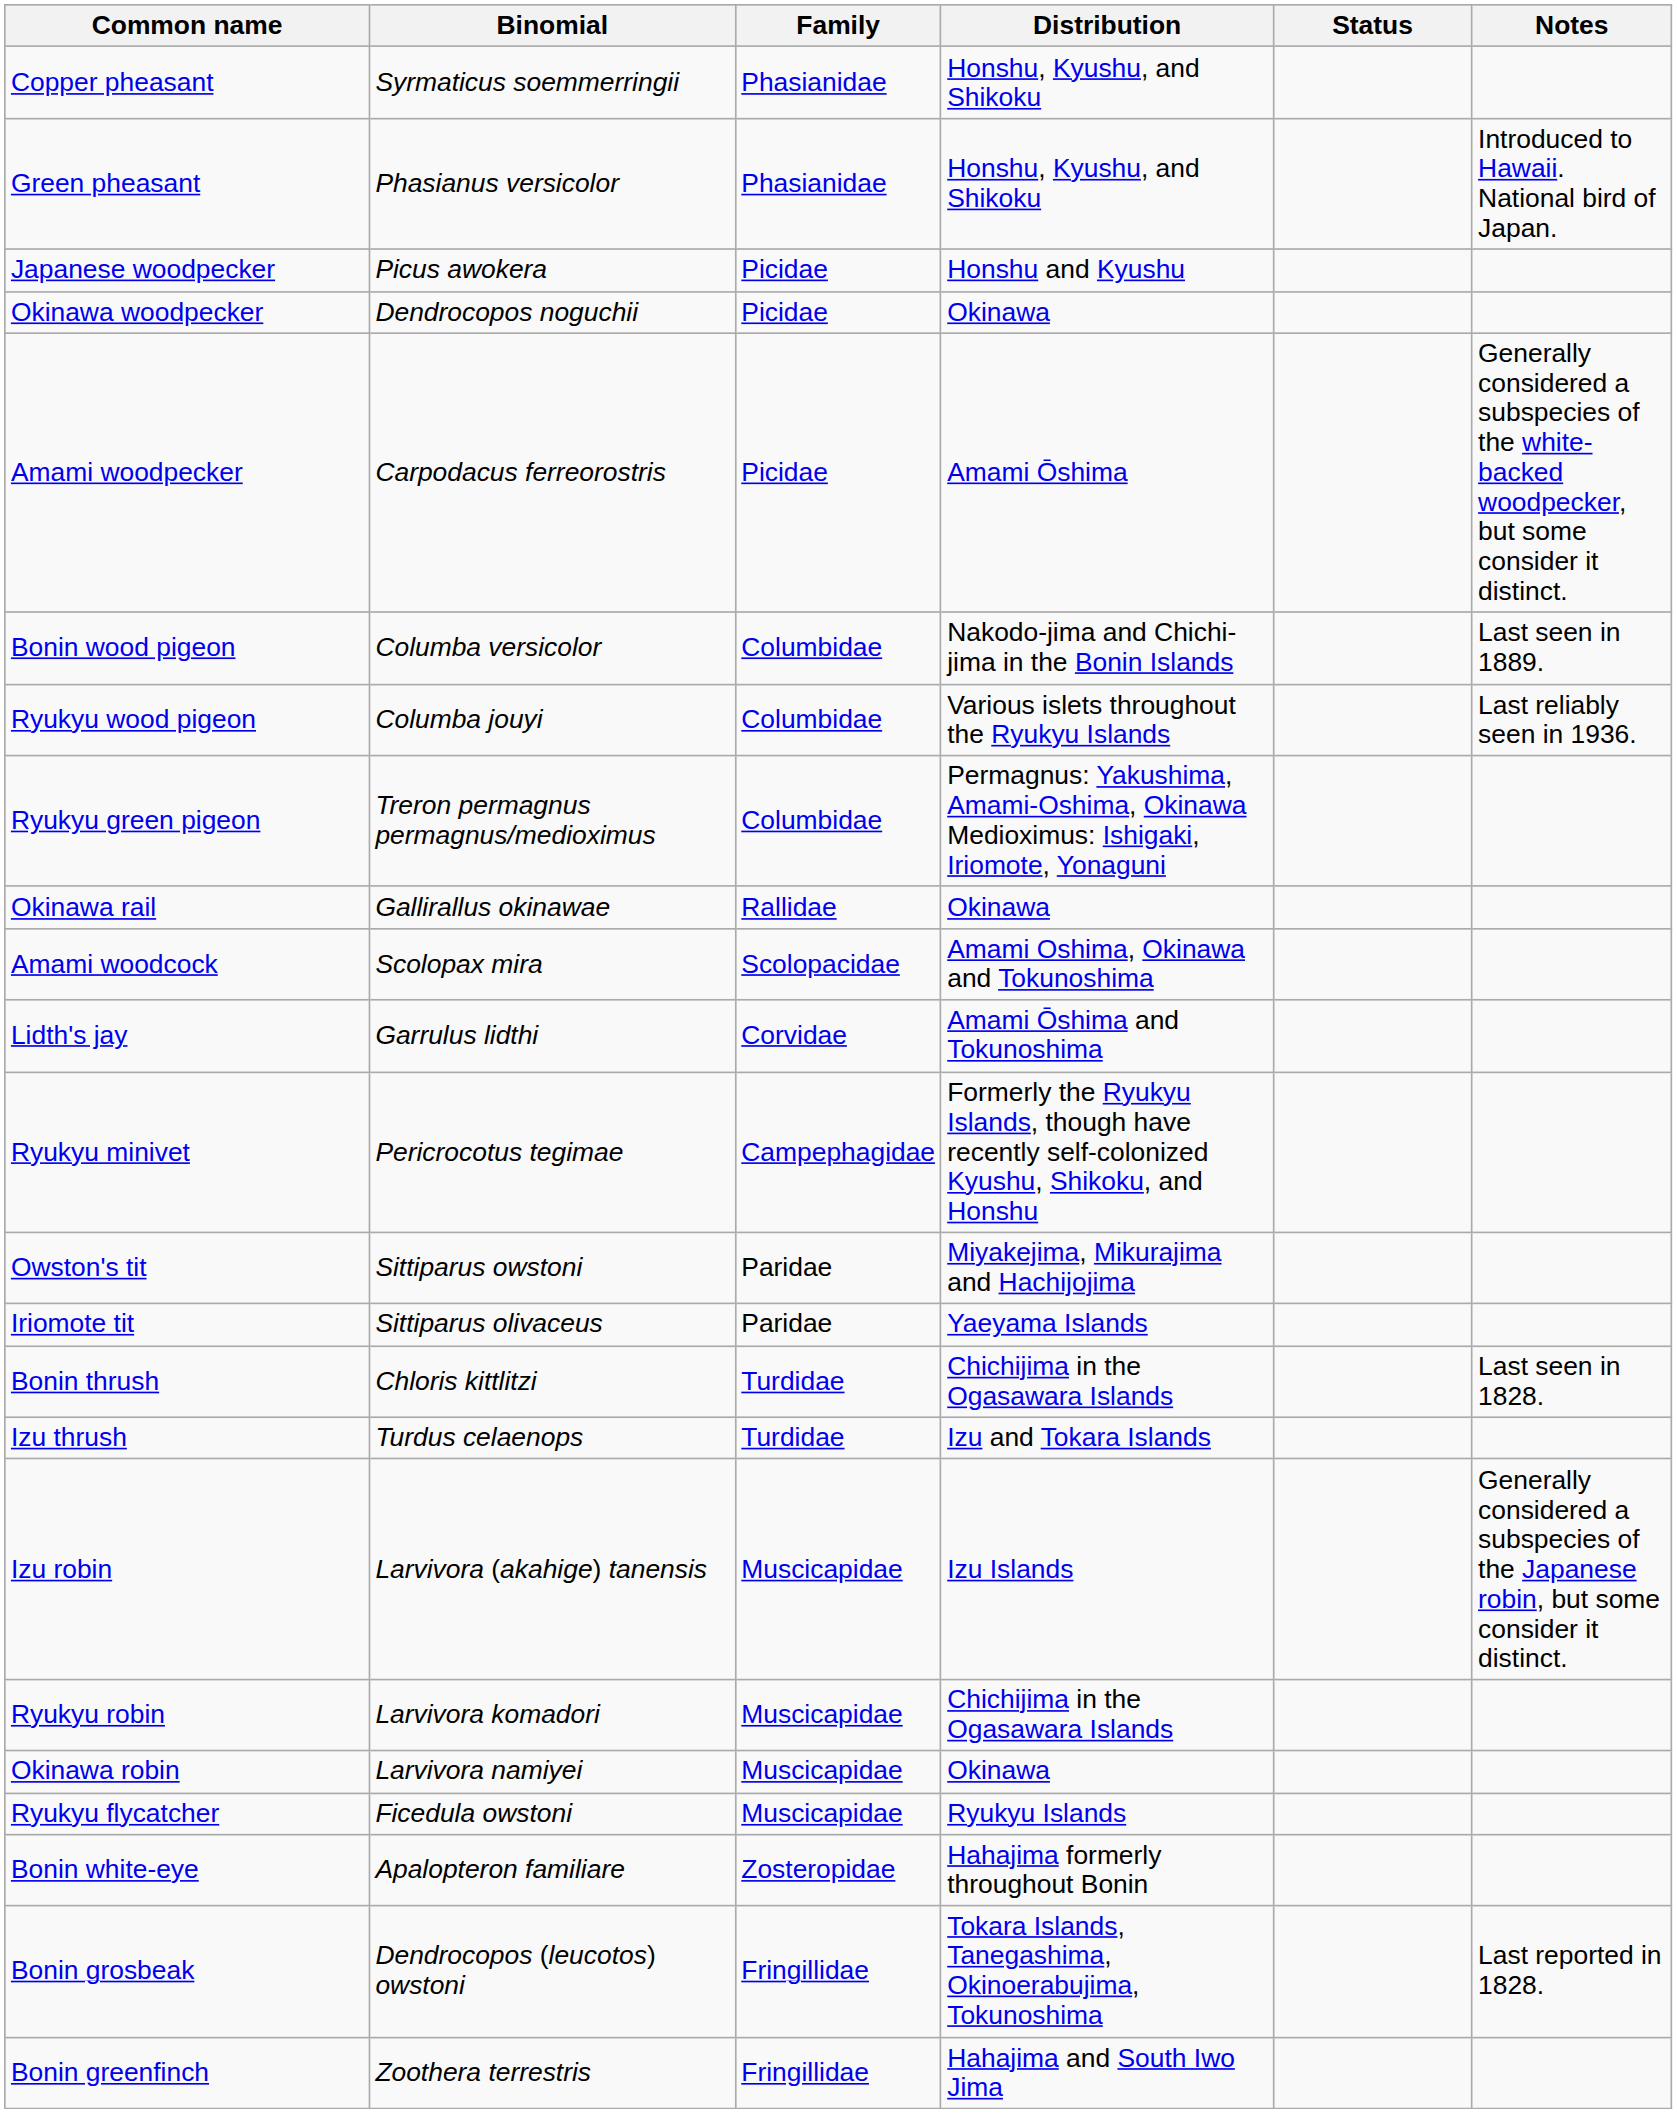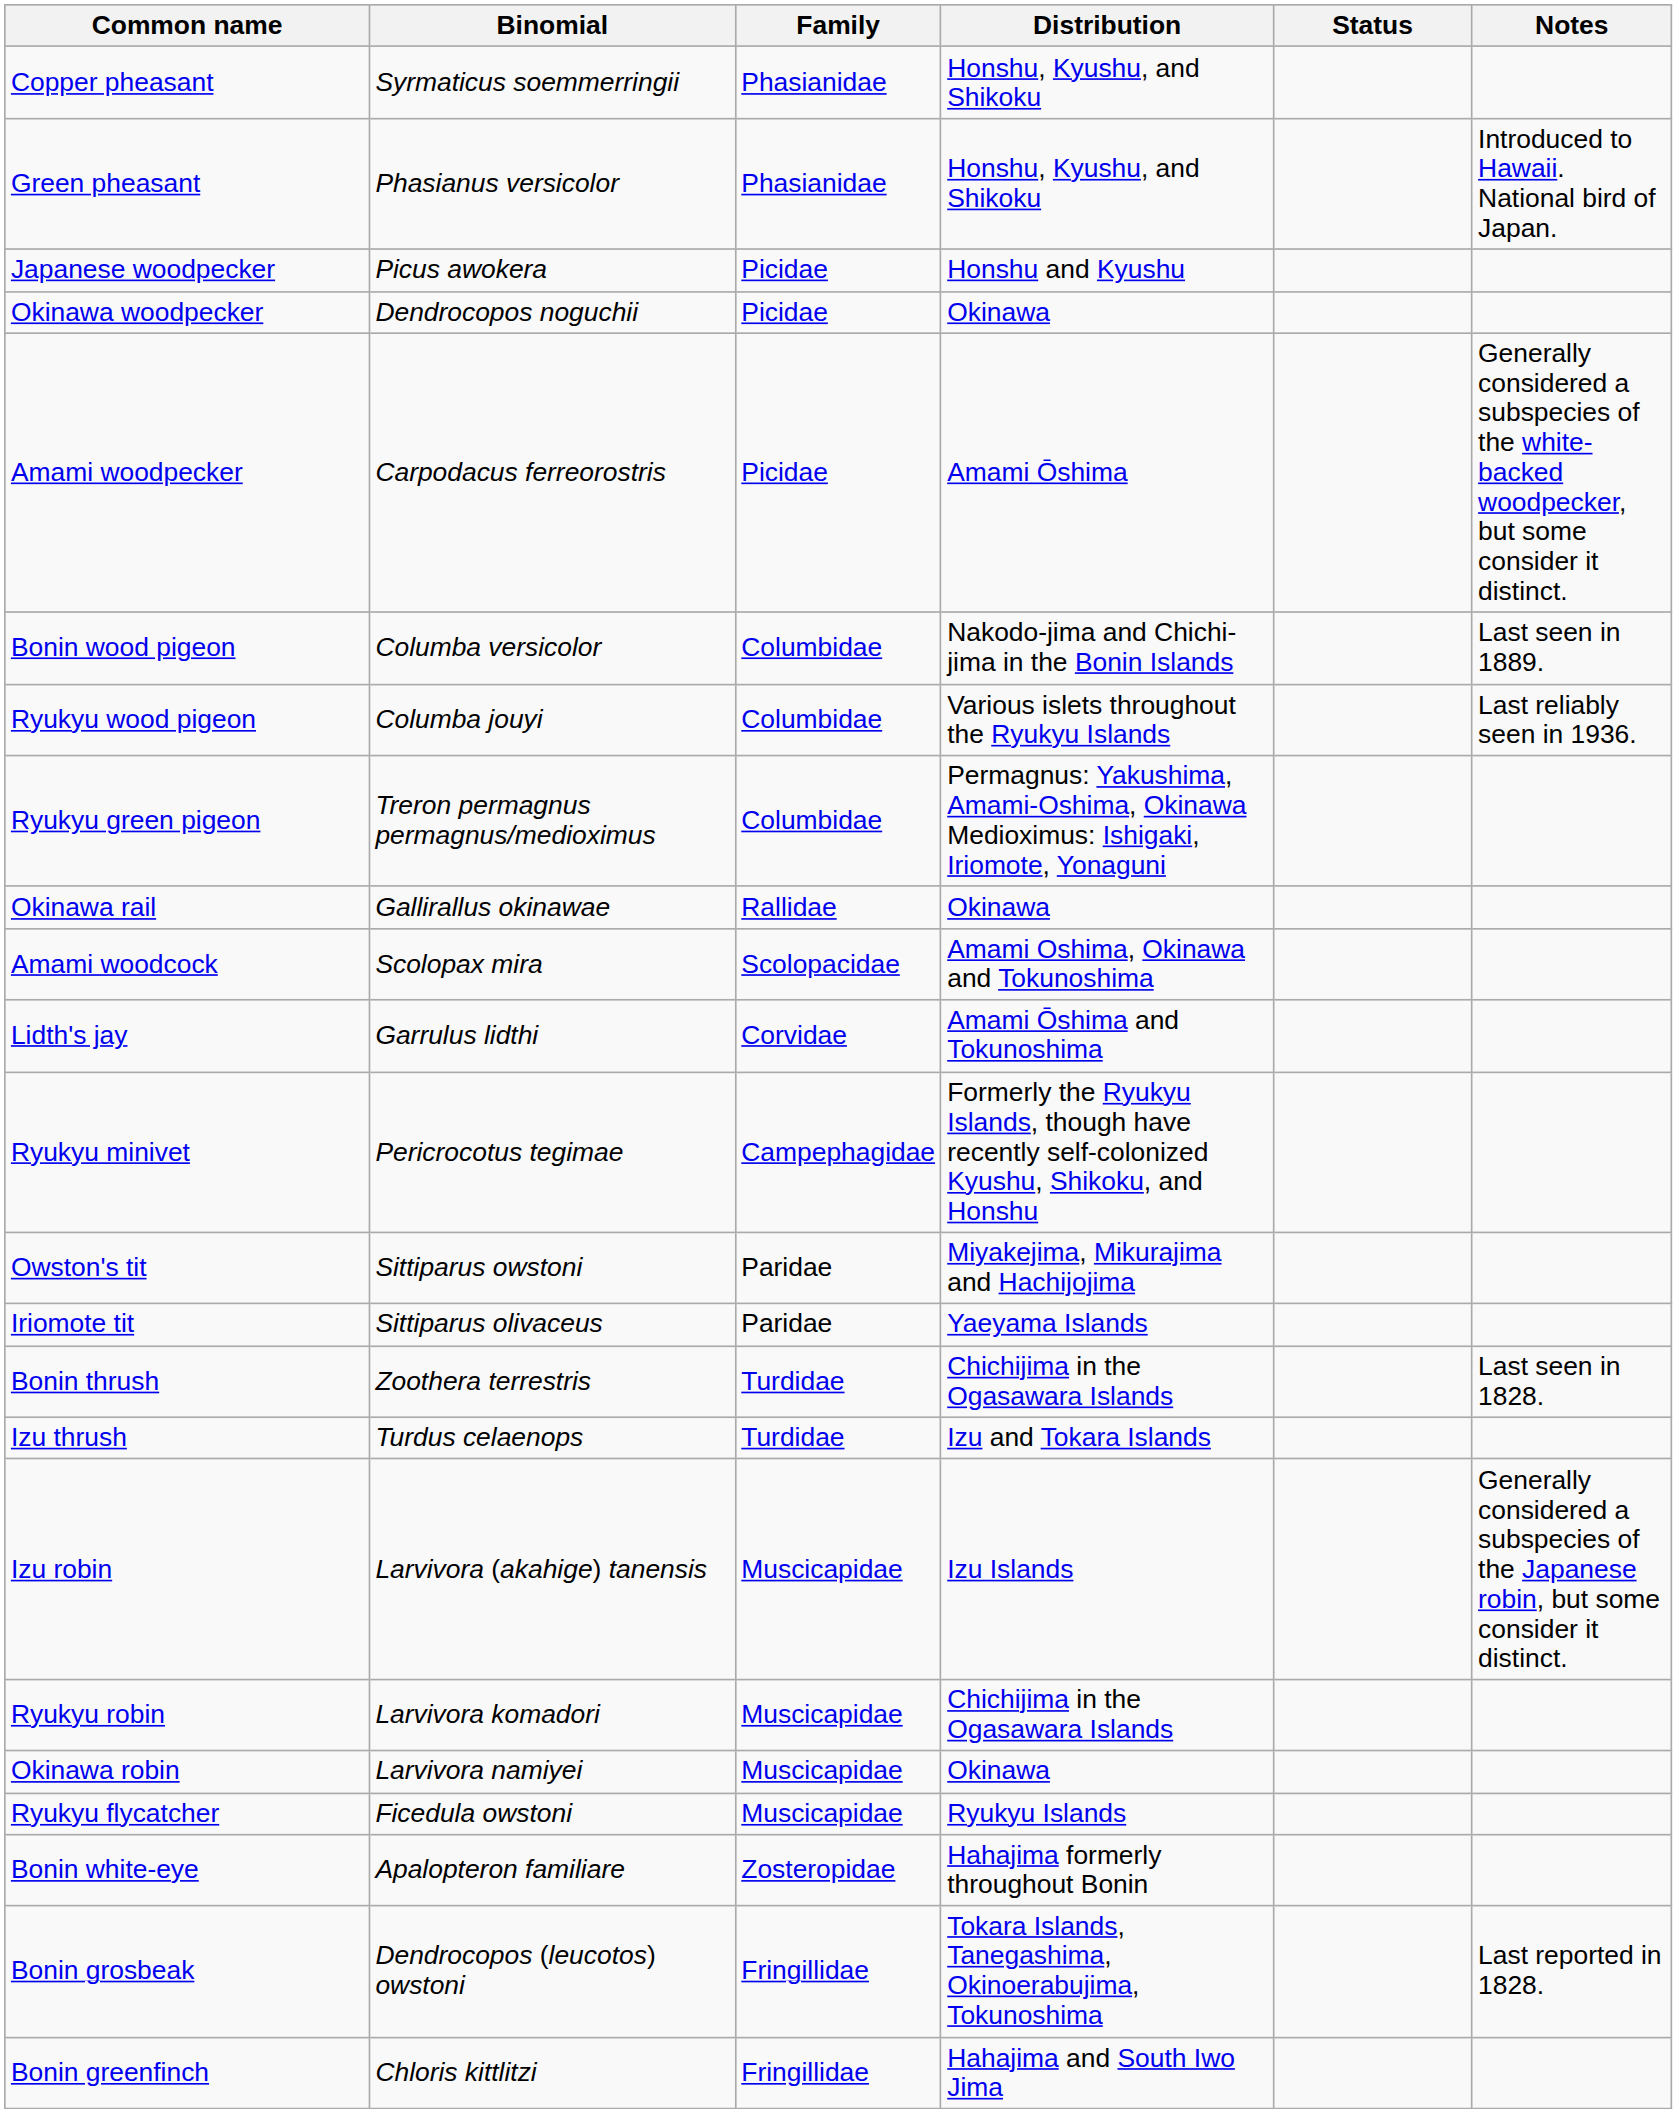(456, 1381) Chloris kittlitzi -> (483, 1381) Zoothera terrestris
(483, 2072) Zoothera terrestris -> (456, 2072) Chloris kittlitzi
